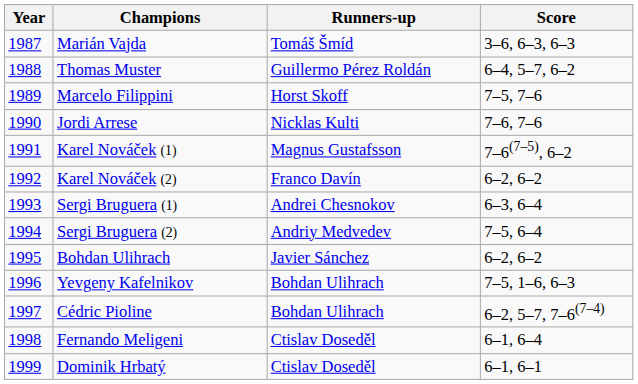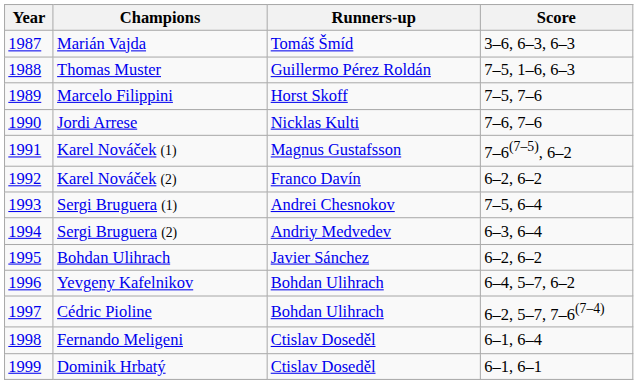(530, 69) 6–4, 5–7, 6–2 -> (530, 69) 7–5, 1–6, 6–3
(513, 204) 6–3, 6–4 -> (513, 204) 7–5, 6–4
(513, 231) 7–5, 6–4 -> (513, 231) 6–3, 6–4
(530, 283) 7–5, 1–6, 6–3 -> (530, 283) 6–4, 5–7, 6–2
